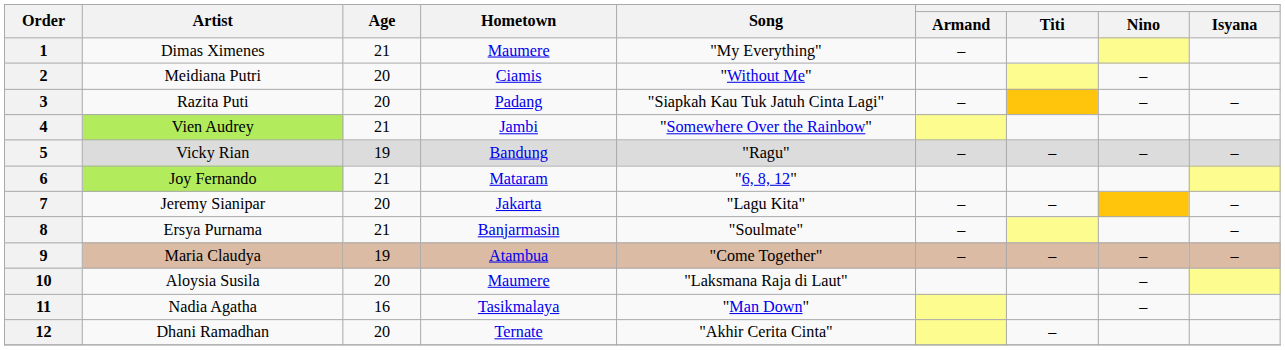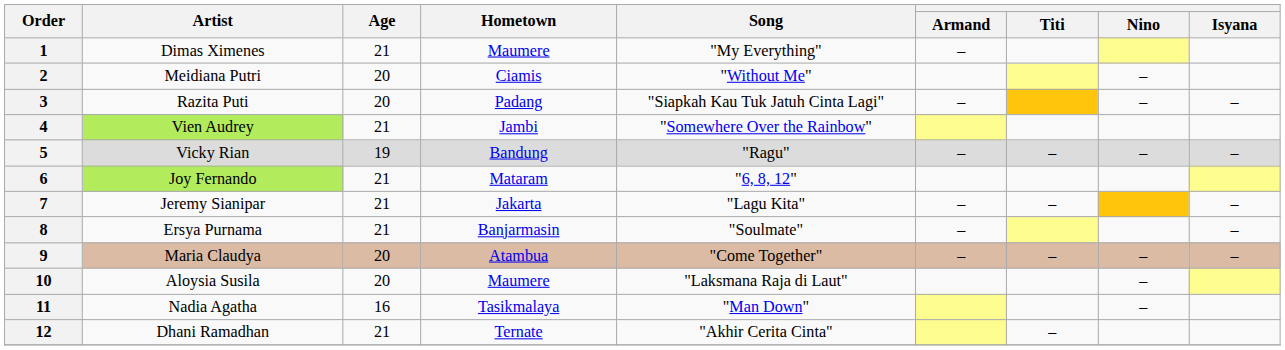(382, 204) 20 -> (382, 204) 21
(382, 255) 19 -> (382, 255) 20
(382, 332) 20 -> (382, 332) 21
